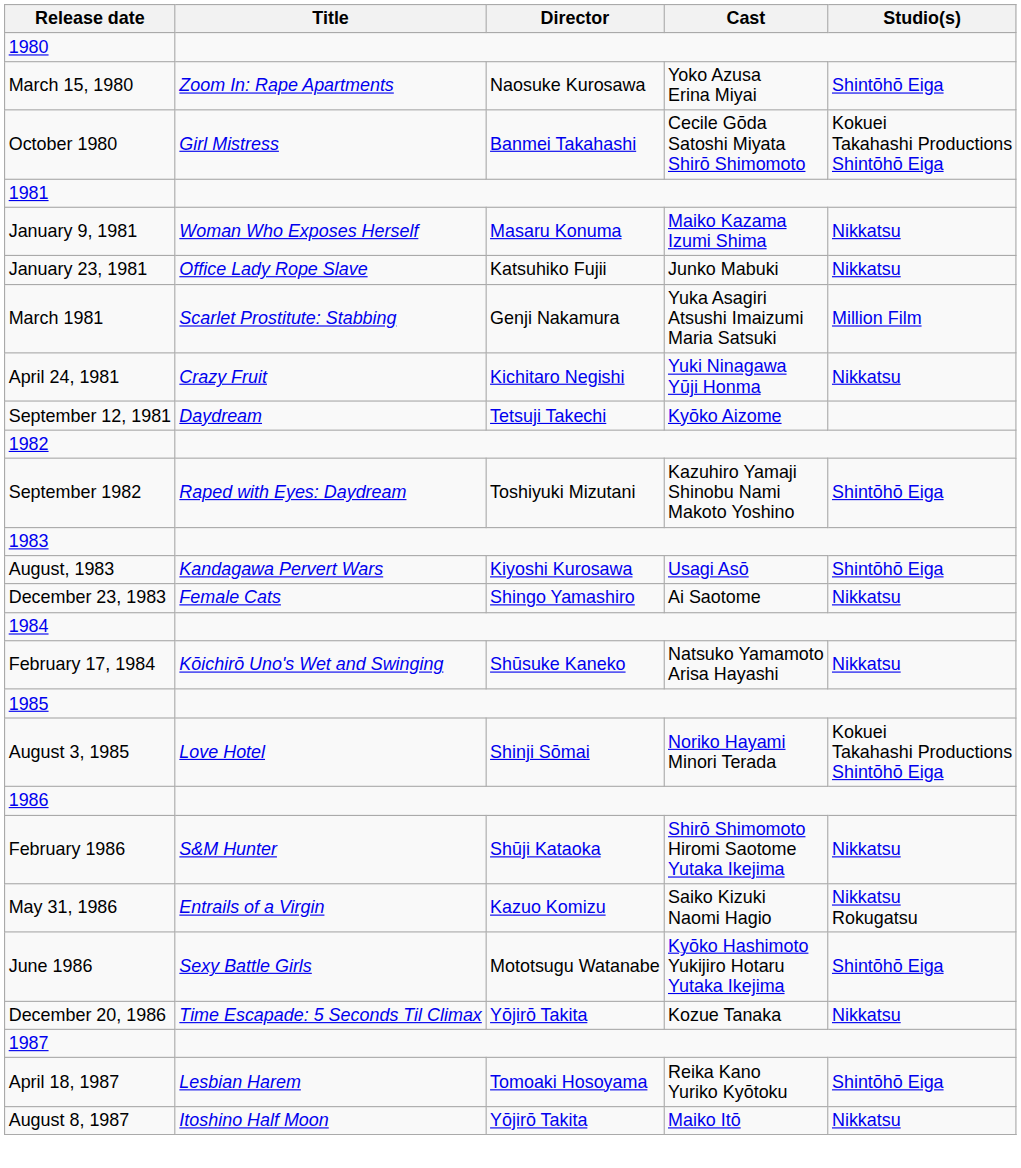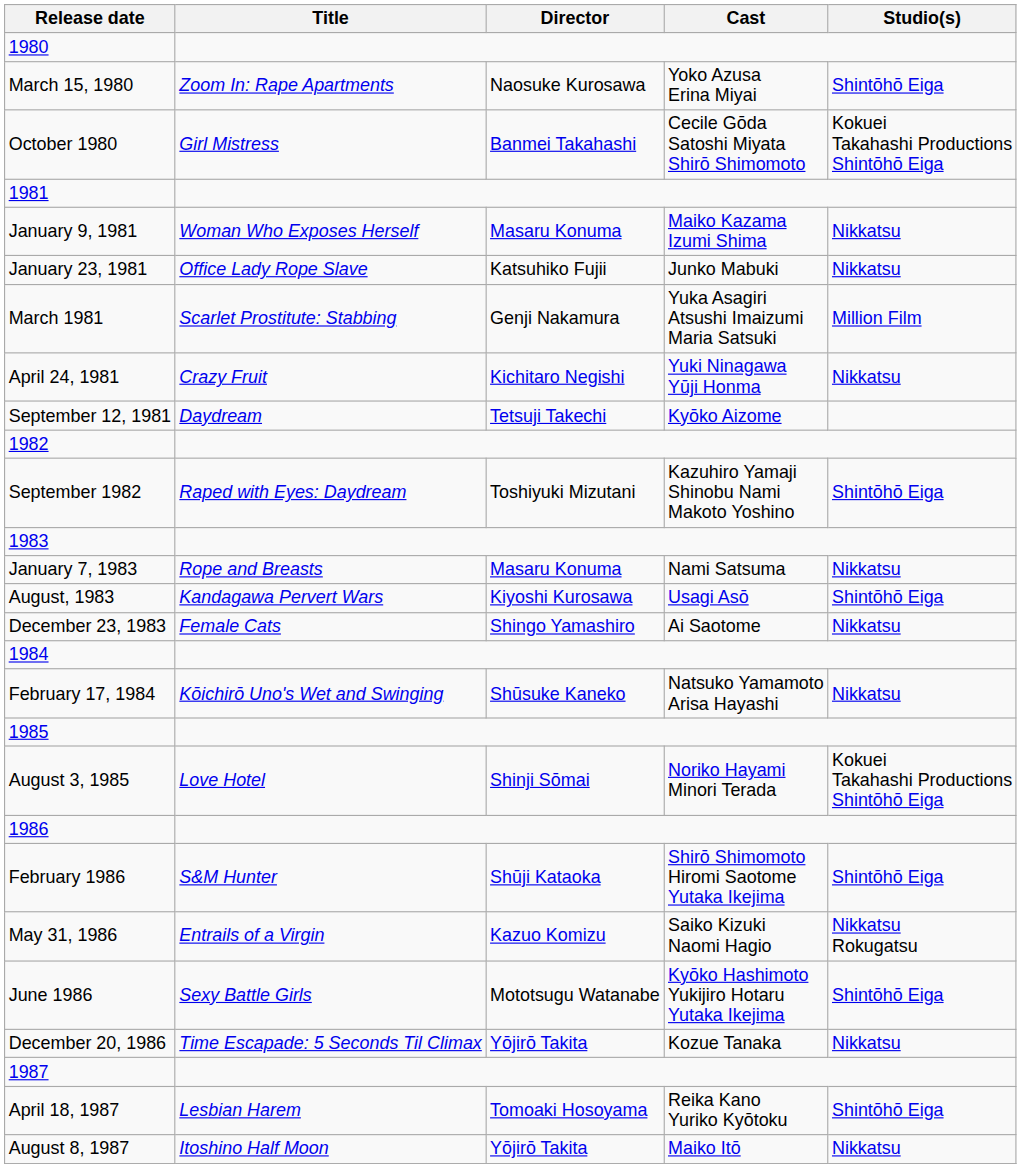+ row: (73, 569)
(866, 849) Nikkatsu -> (888, 877) Shintōhō Eiga
